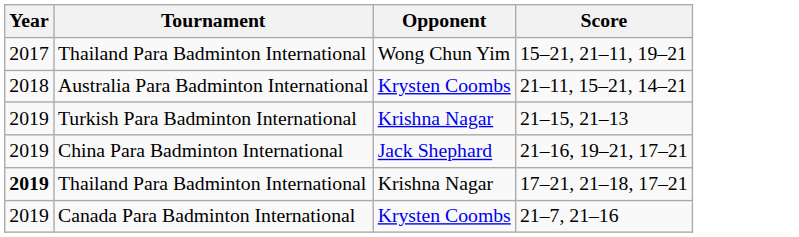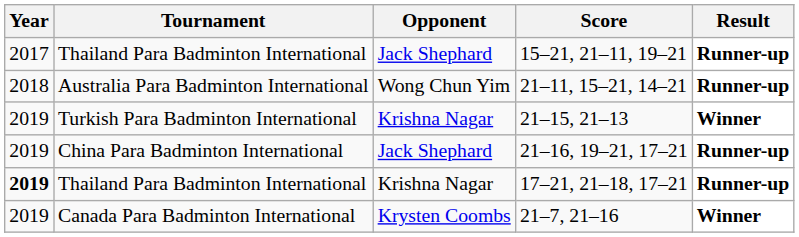+ column: (743, 21)
(444, 53) Wong Chun Yim -> (435, 53) Jack Shephard
(444, 86) Krysten Coombs -> (444, 86) Wong Chun Yim
